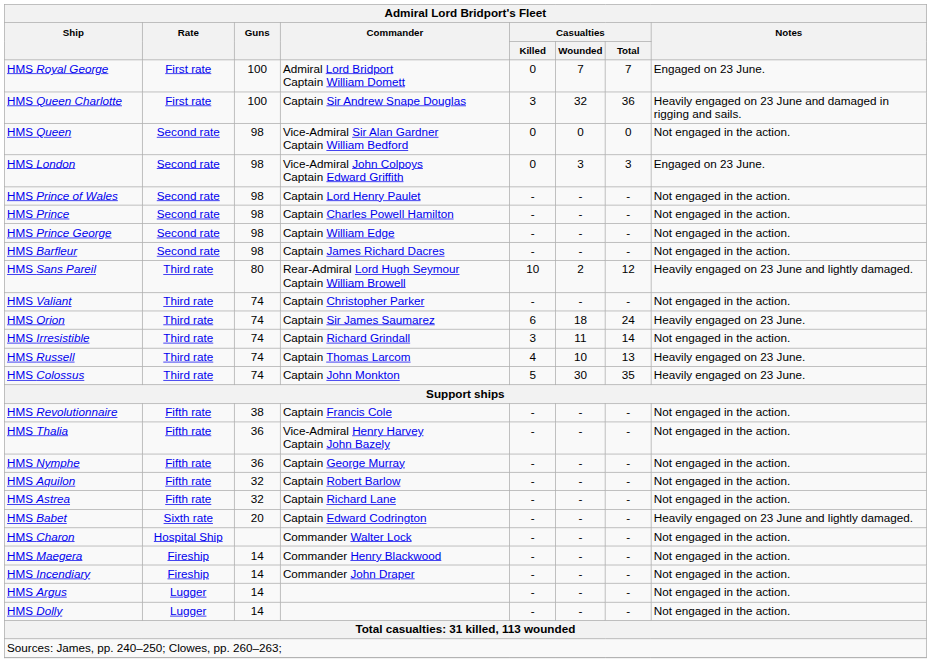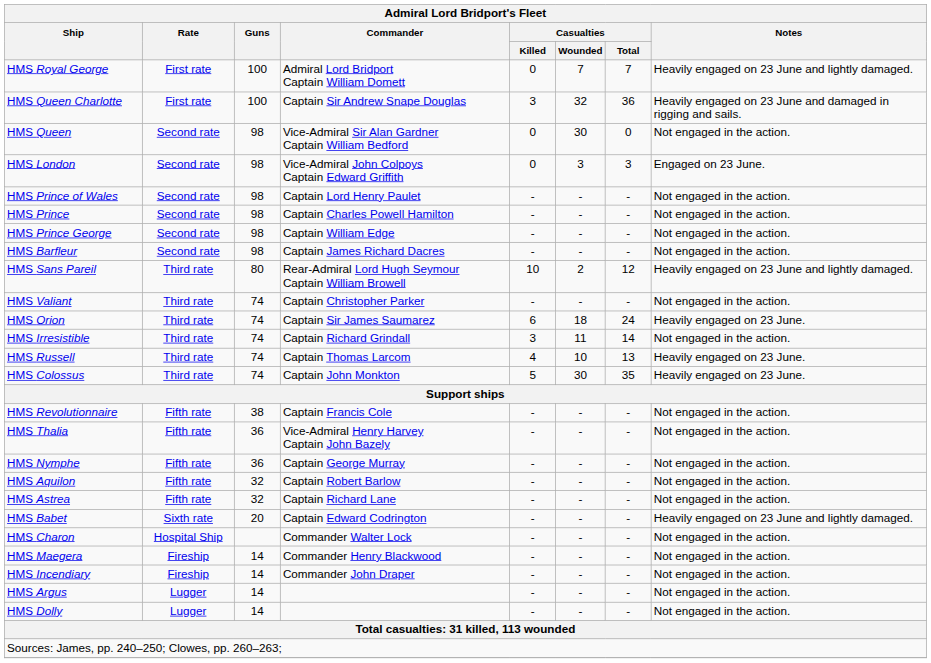(709, 69) Engaged on 23 June. -> (783, 69) Heavily engaged on 23 June and lightly damaged.
(580, 132) 0 -> (580, 132) 30
